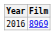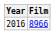(39, 24) 8969 -> (39, 24) 8966
